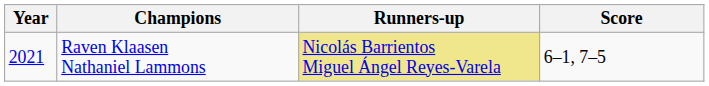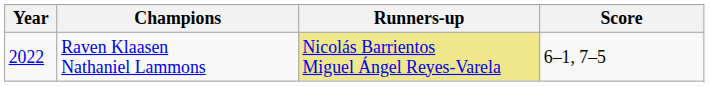(26, 56) 2021 -> (26, 56) 2022
